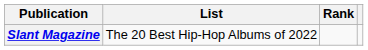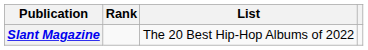columns swapped: (211, 14) <-> (339, 14)
